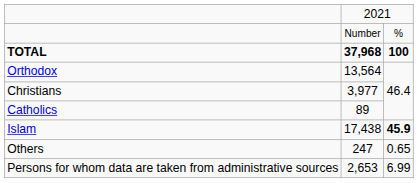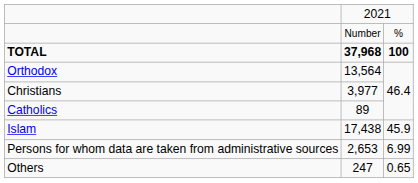(399, 129) bold -> (399, 129) normal
rows swapped: (25, 149) <-> (173, 168)
